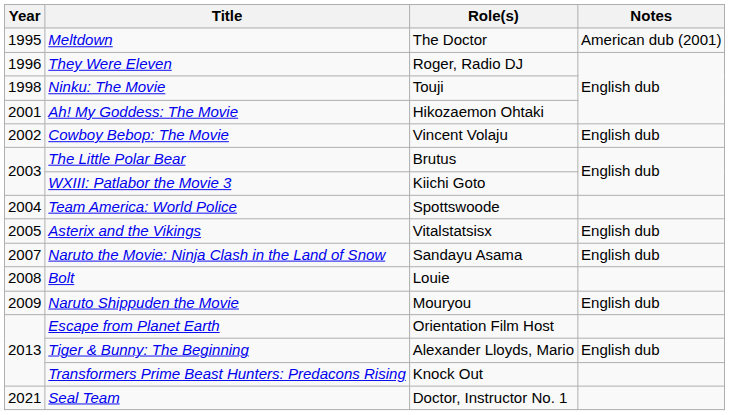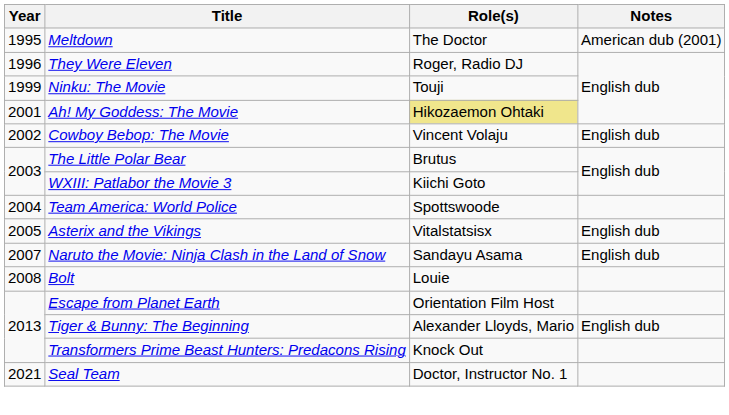(25, 87) 1998 -> (25, 87) 1999
(478, 111) no background -> (478, 111) khaki background
- row: (144, 302)
